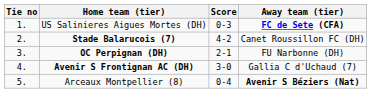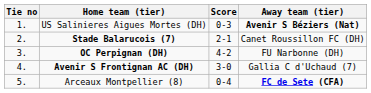(303, 25) FC de Sete (CFA) -> (303, 25) Avenir S Béziers (Nat)
(224, 39) 4-2 -> (224, 39) 2-1
(224, 53) 2-1 -> (224, 53) 4-2
(303, 81) Avenir S Béziers (Nat) -> (303, 81) FC de Sete (CFA)
